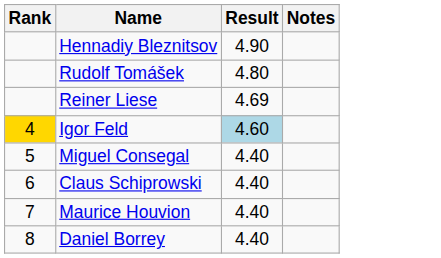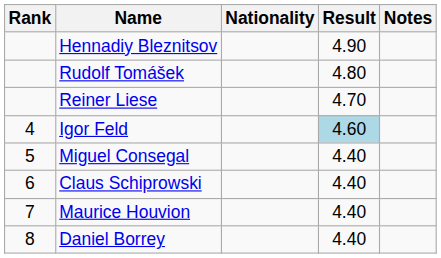+ column: (270, 18)
(252, 101) 4.69 -> (349, 101) 4.70
(30, 128) gold background -> (30, 128) no background
